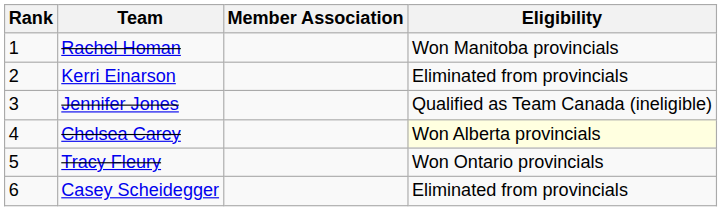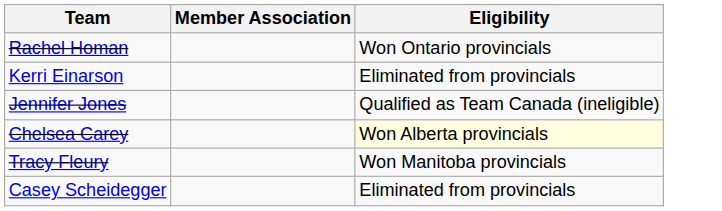- column: (31, 18)
(515, 47) Won Manitoba provincials -> (455, 47) Won Ontario provincials
(508, 162) Won Ontario provincials -> (463, 162) Won Manitoba provincials
